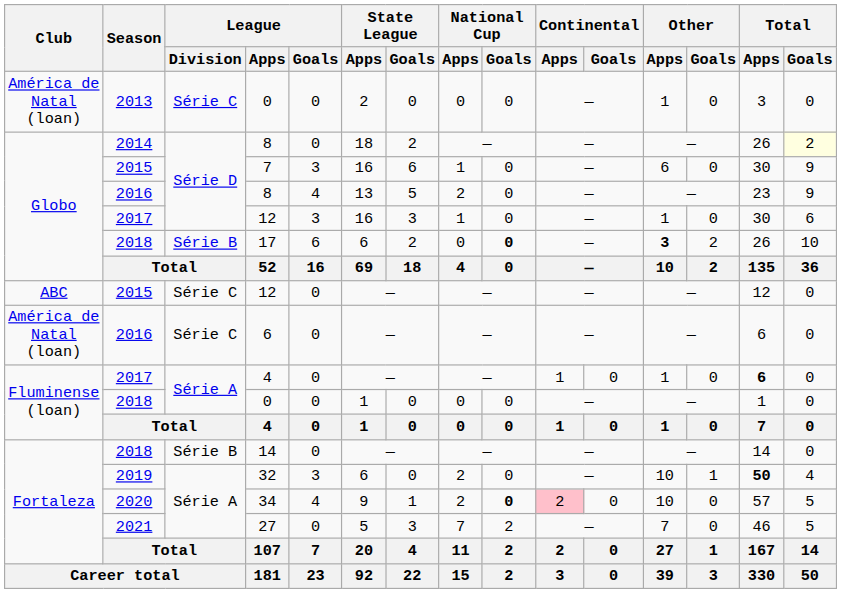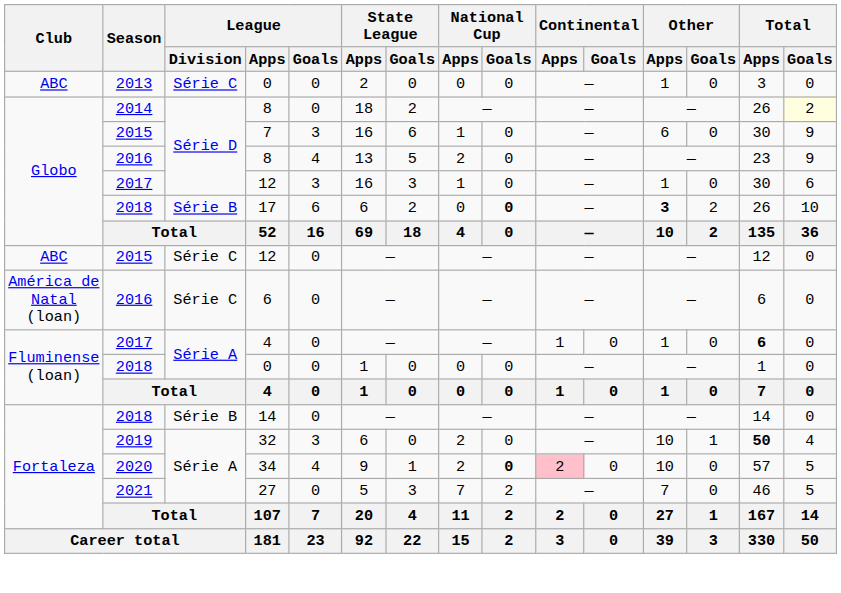(54, 102) América de Natal (loan) -> (54, 84) ABC
